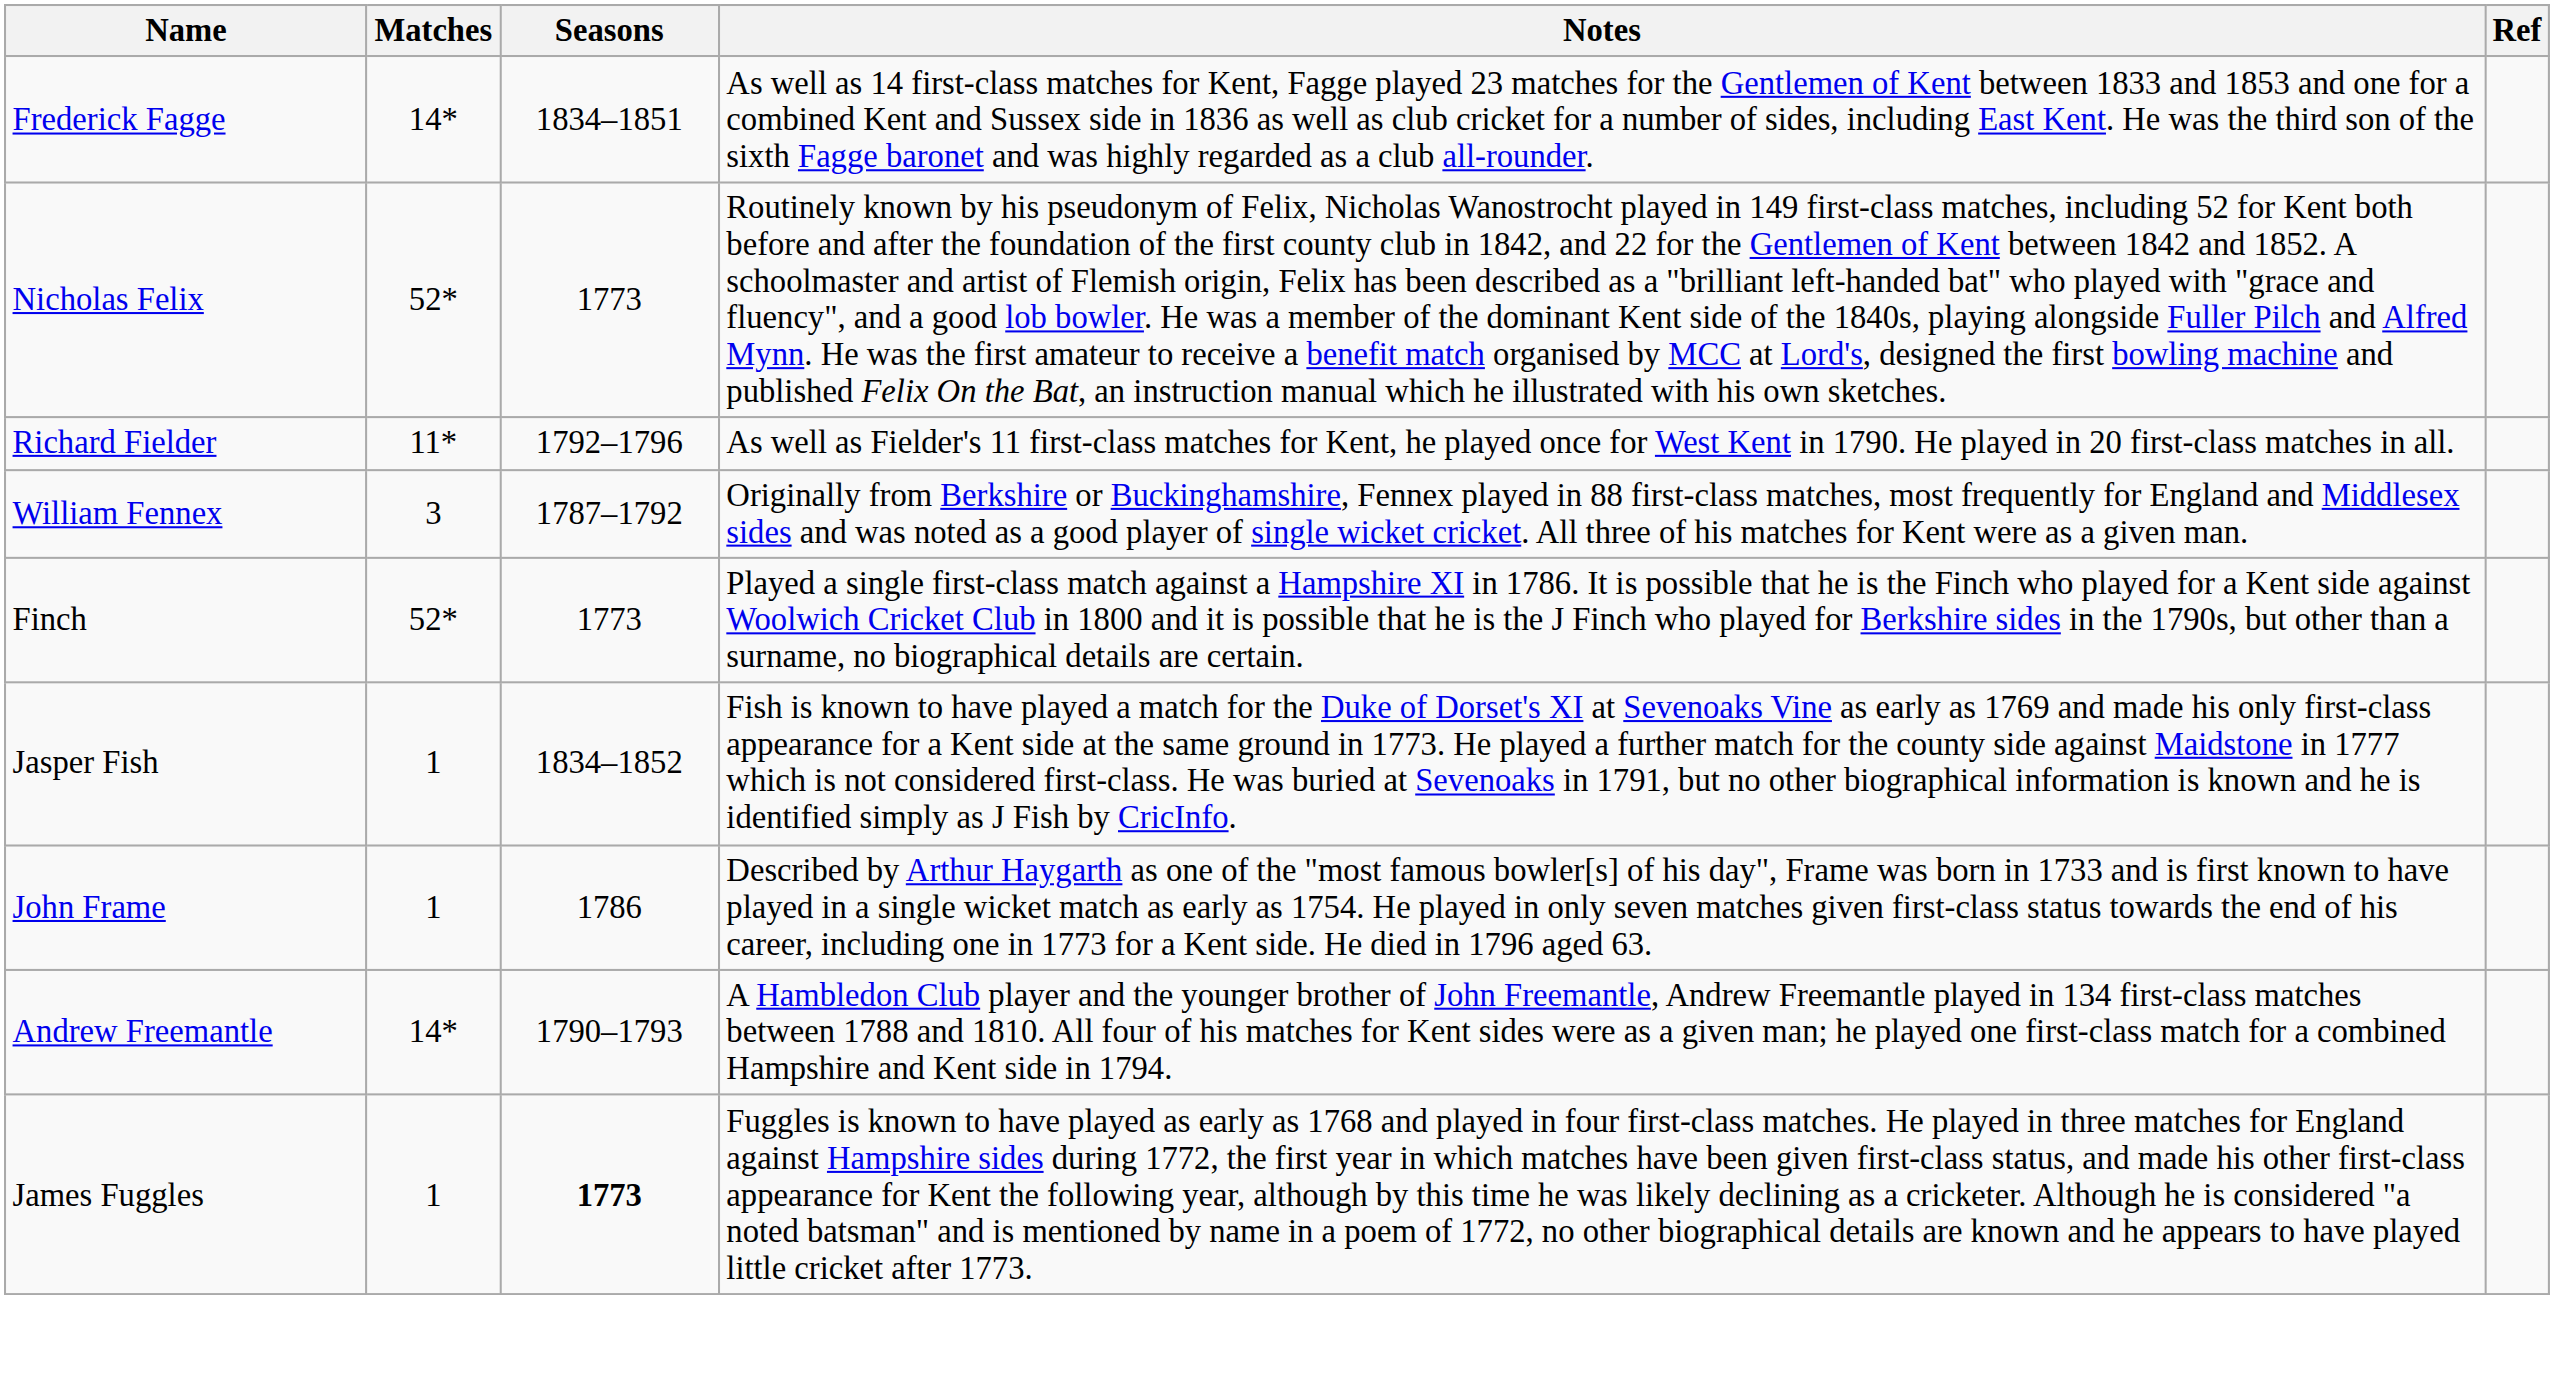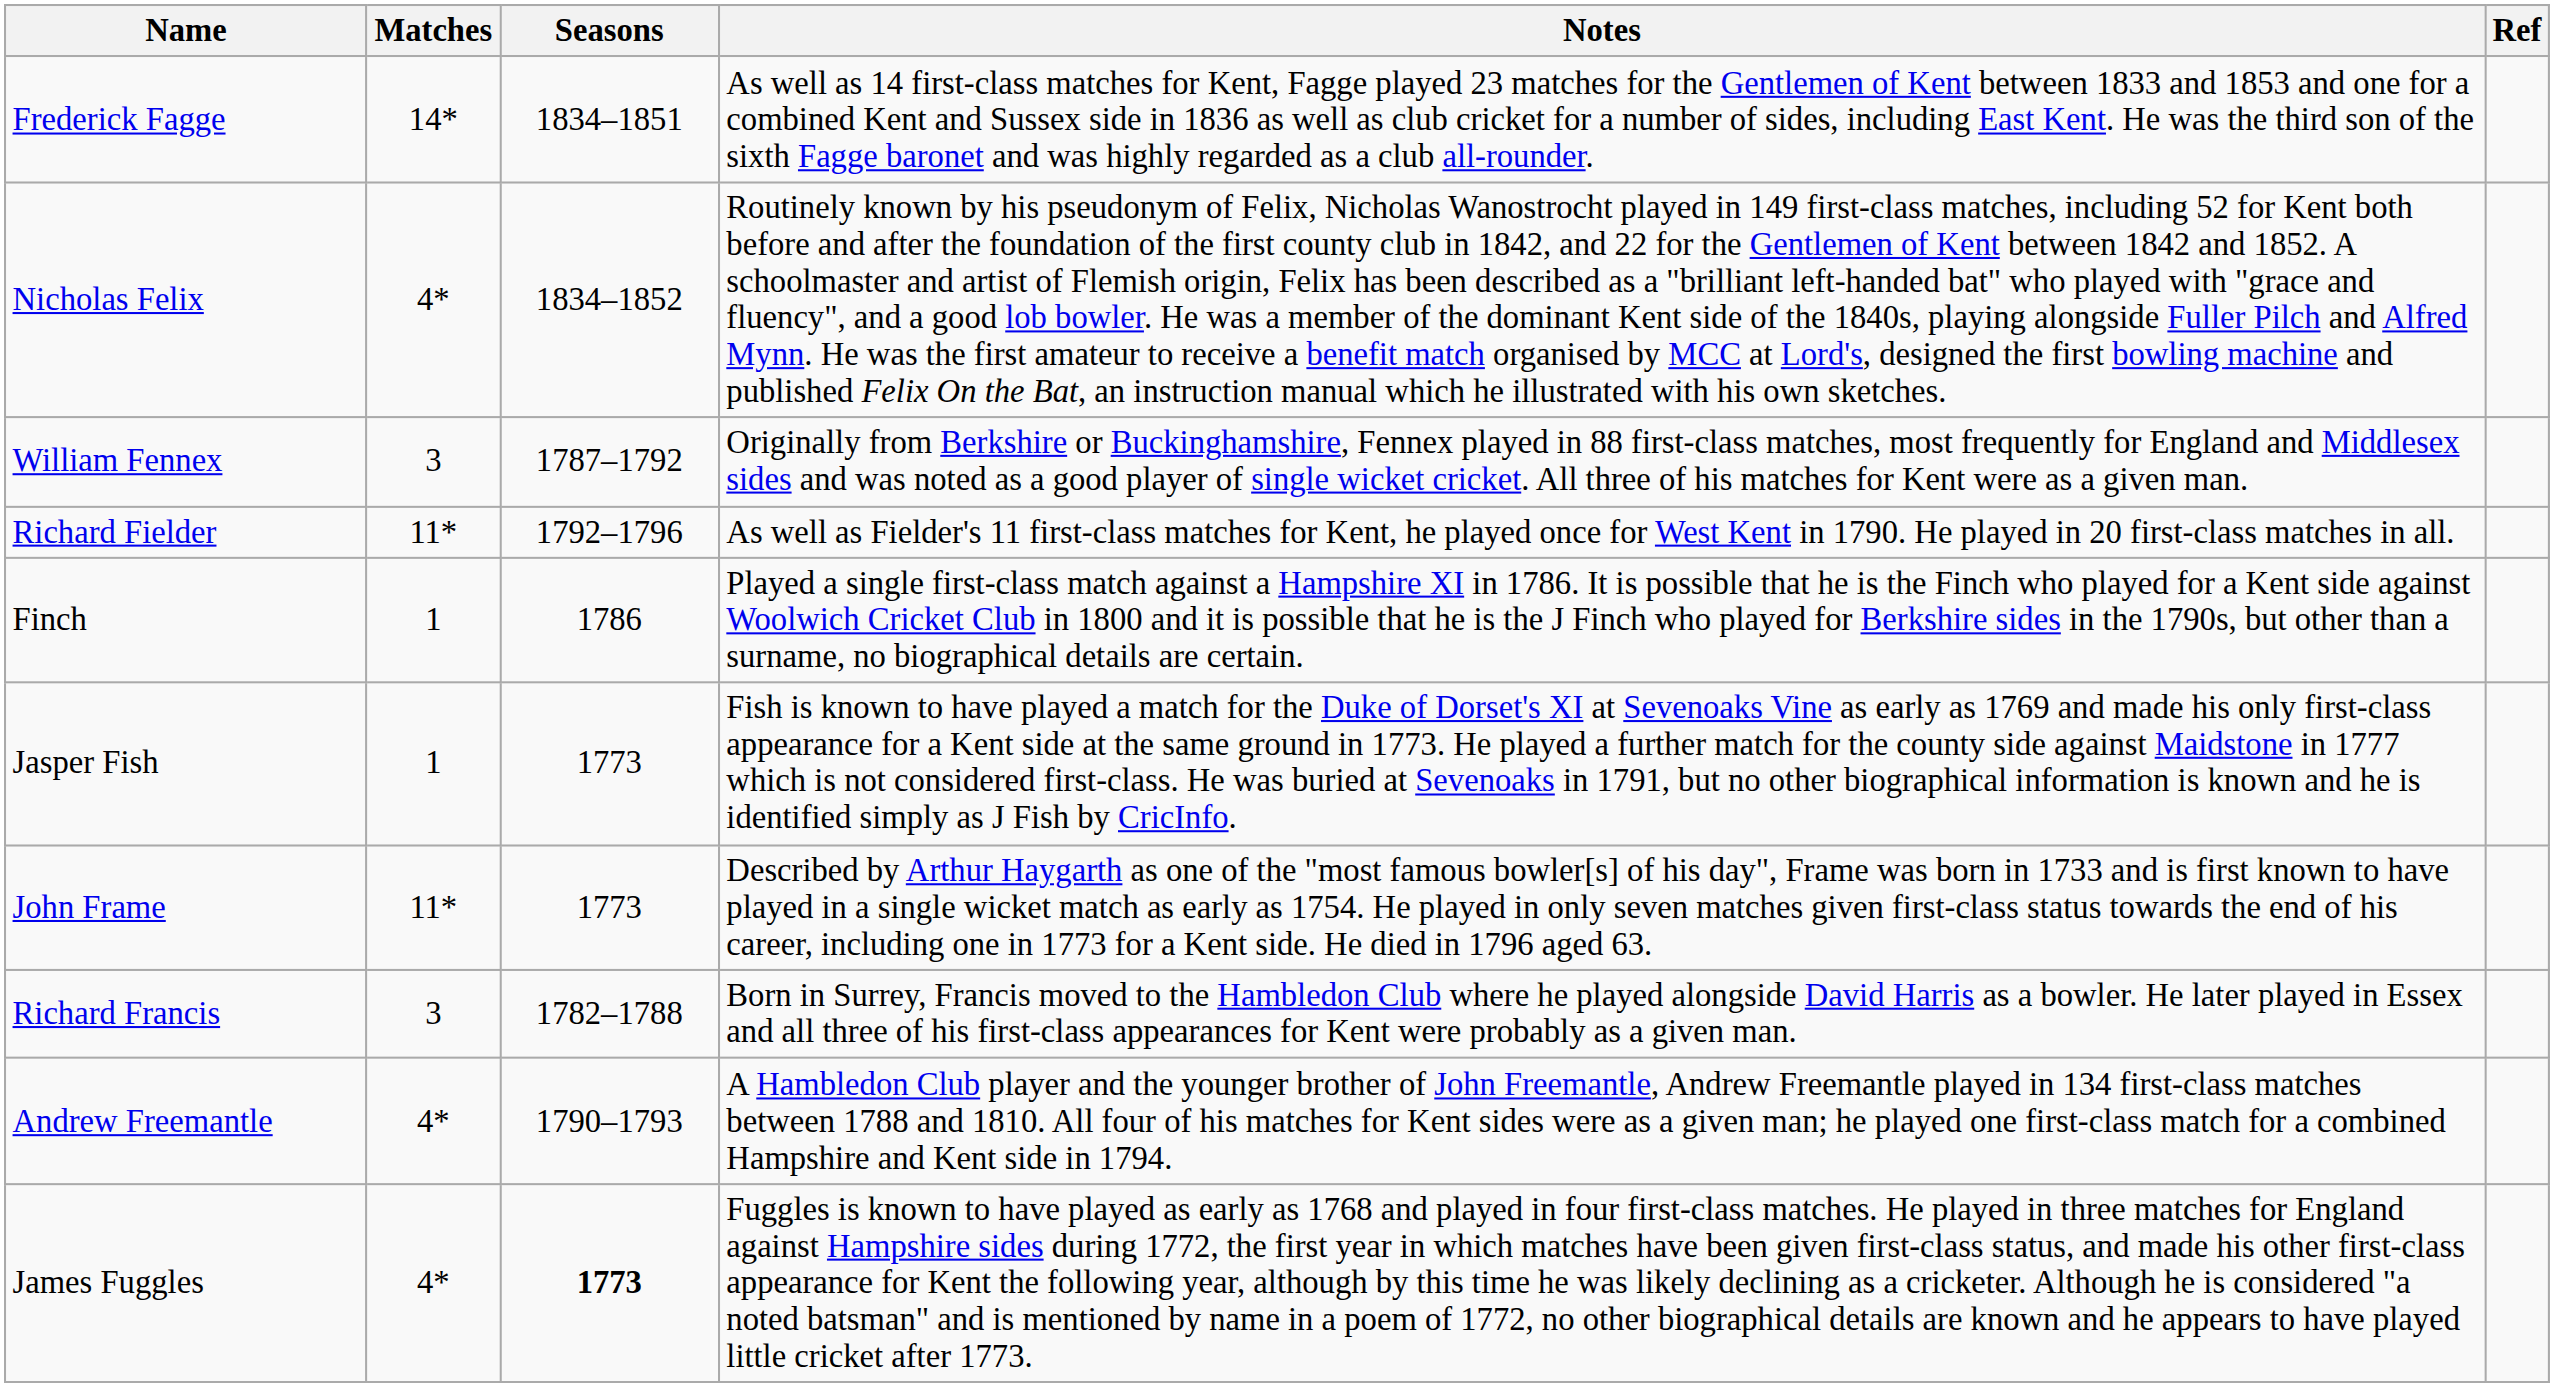(433, 299) 52* -> (433, 299) 4*
(609, 299) 1773 -> (609, 299) 1834–1852
rows swapped: (117, 512) <-> (115, 442)
(433, 619) 52* -> (433, 619) 1
(609, 619) 1773 -> (609, 619) 1786
(609, 763) 1834–1852 -> (609, 763) 1773
(433, 906) 1 -> (433, 906) 11*
(609, 906) 1786 -> (609, 906) 1773
+ row: (116, 1013)
(433, 1032) 14* -> (433, 1120) 4*
(433, 1193) 1 -> (433, 1282) 4*
